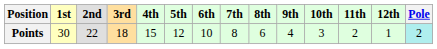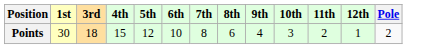- column: (92, 13)
(419, 33) paleturquoise background -> (388, 33) no background
